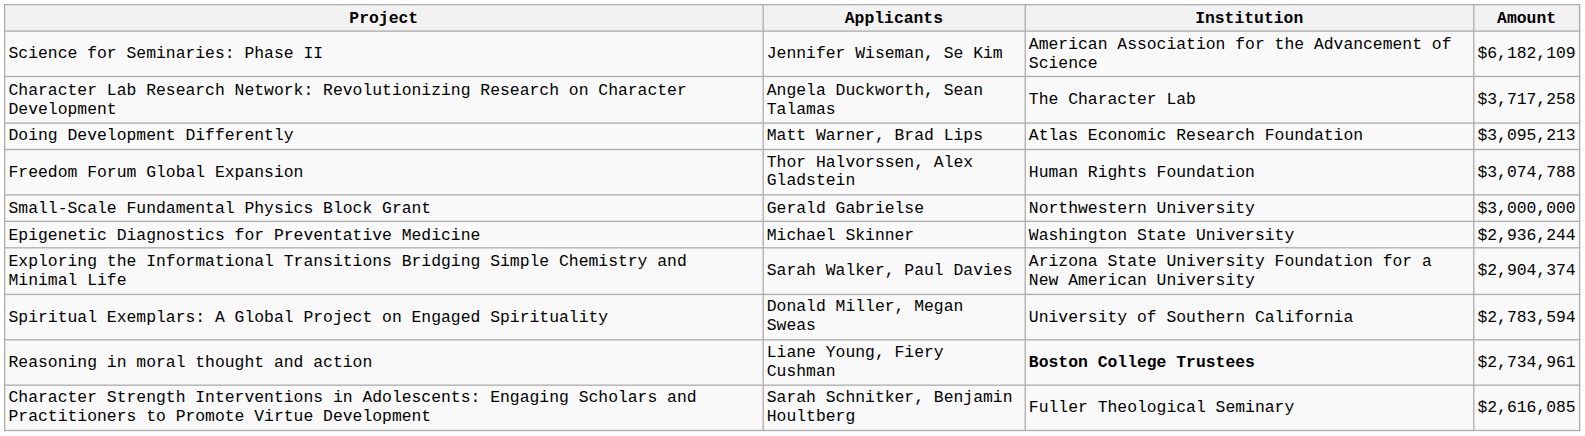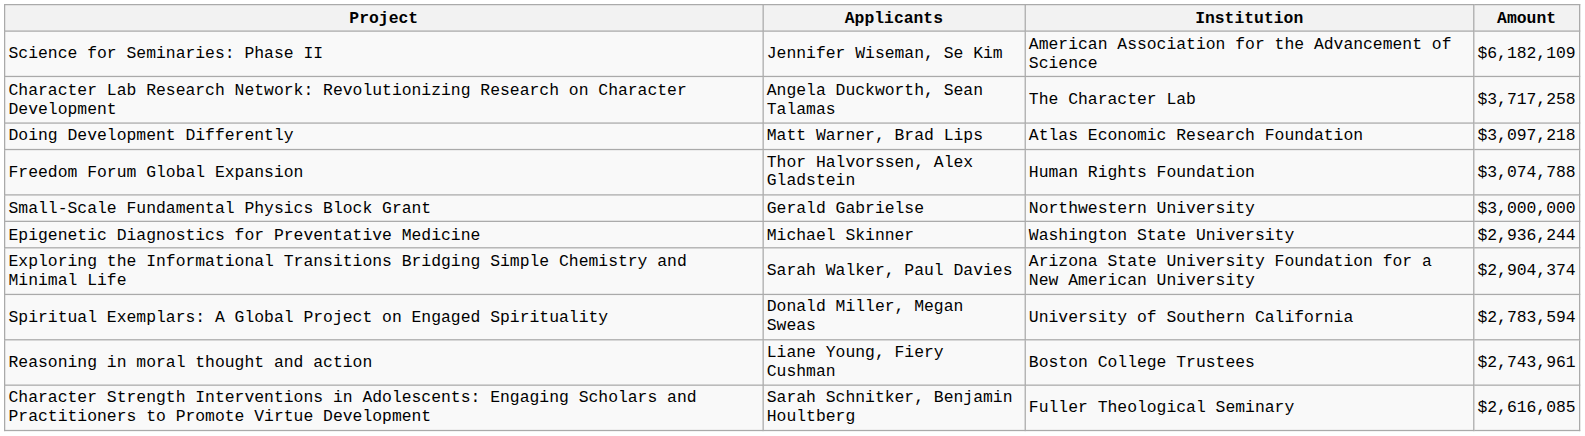(1527, 136) $3,095,213 -> (1527, 136) $3,097,218
(1142, 362) bold -> (1142, 362) normal
(1527, 362) $2,734,961 -> (1527, 362) $2,743,961
